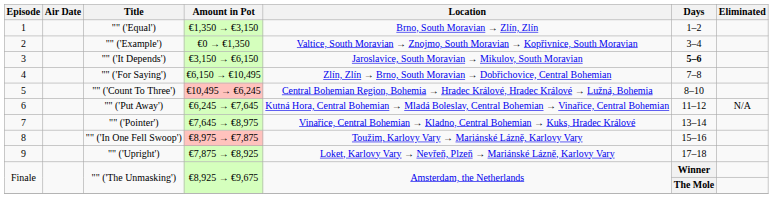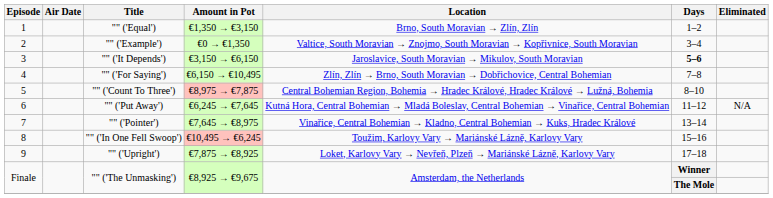(224, 91) €10,495 → €6,245 -> (224, 91) €8,975 → €7,875
(224, 138) €8,975 → €7,875 -> (224, 138) €10,495 → €6,245
